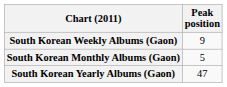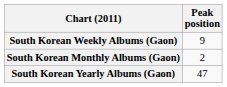(202, 57) 5 -> (202, 57) 2
